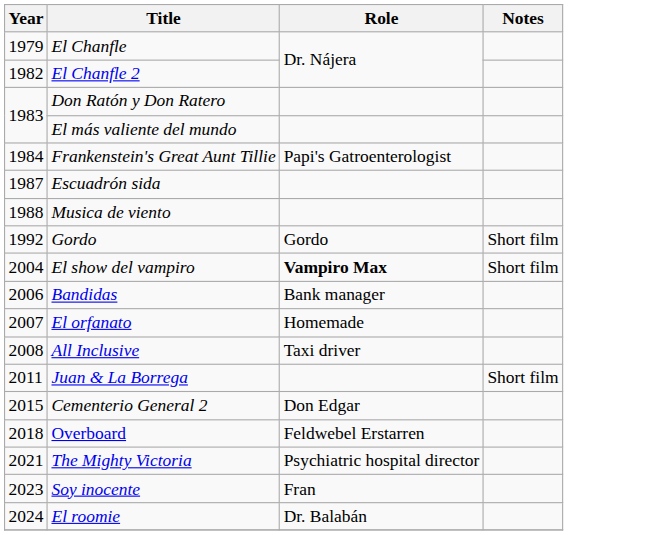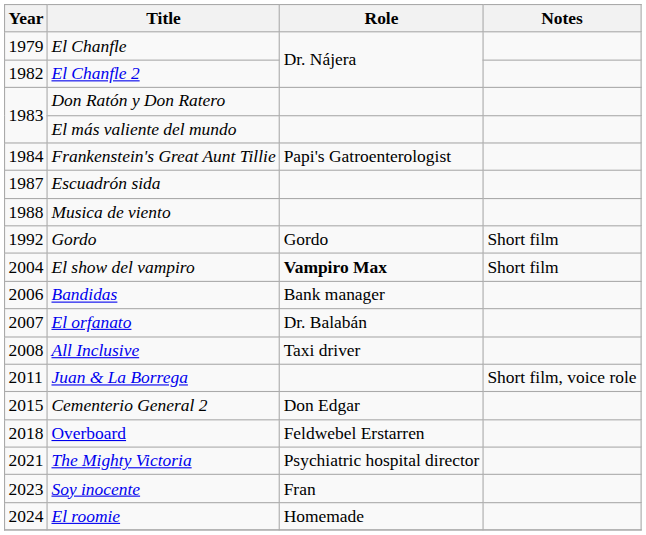(324, 322) Homemade -> (325, 322) Dr. Balabán
(523, 377) Short film -> (562, 377) Short film, voice role
(325, 516) Dr. Balabán -> (324, 516) Homemade
